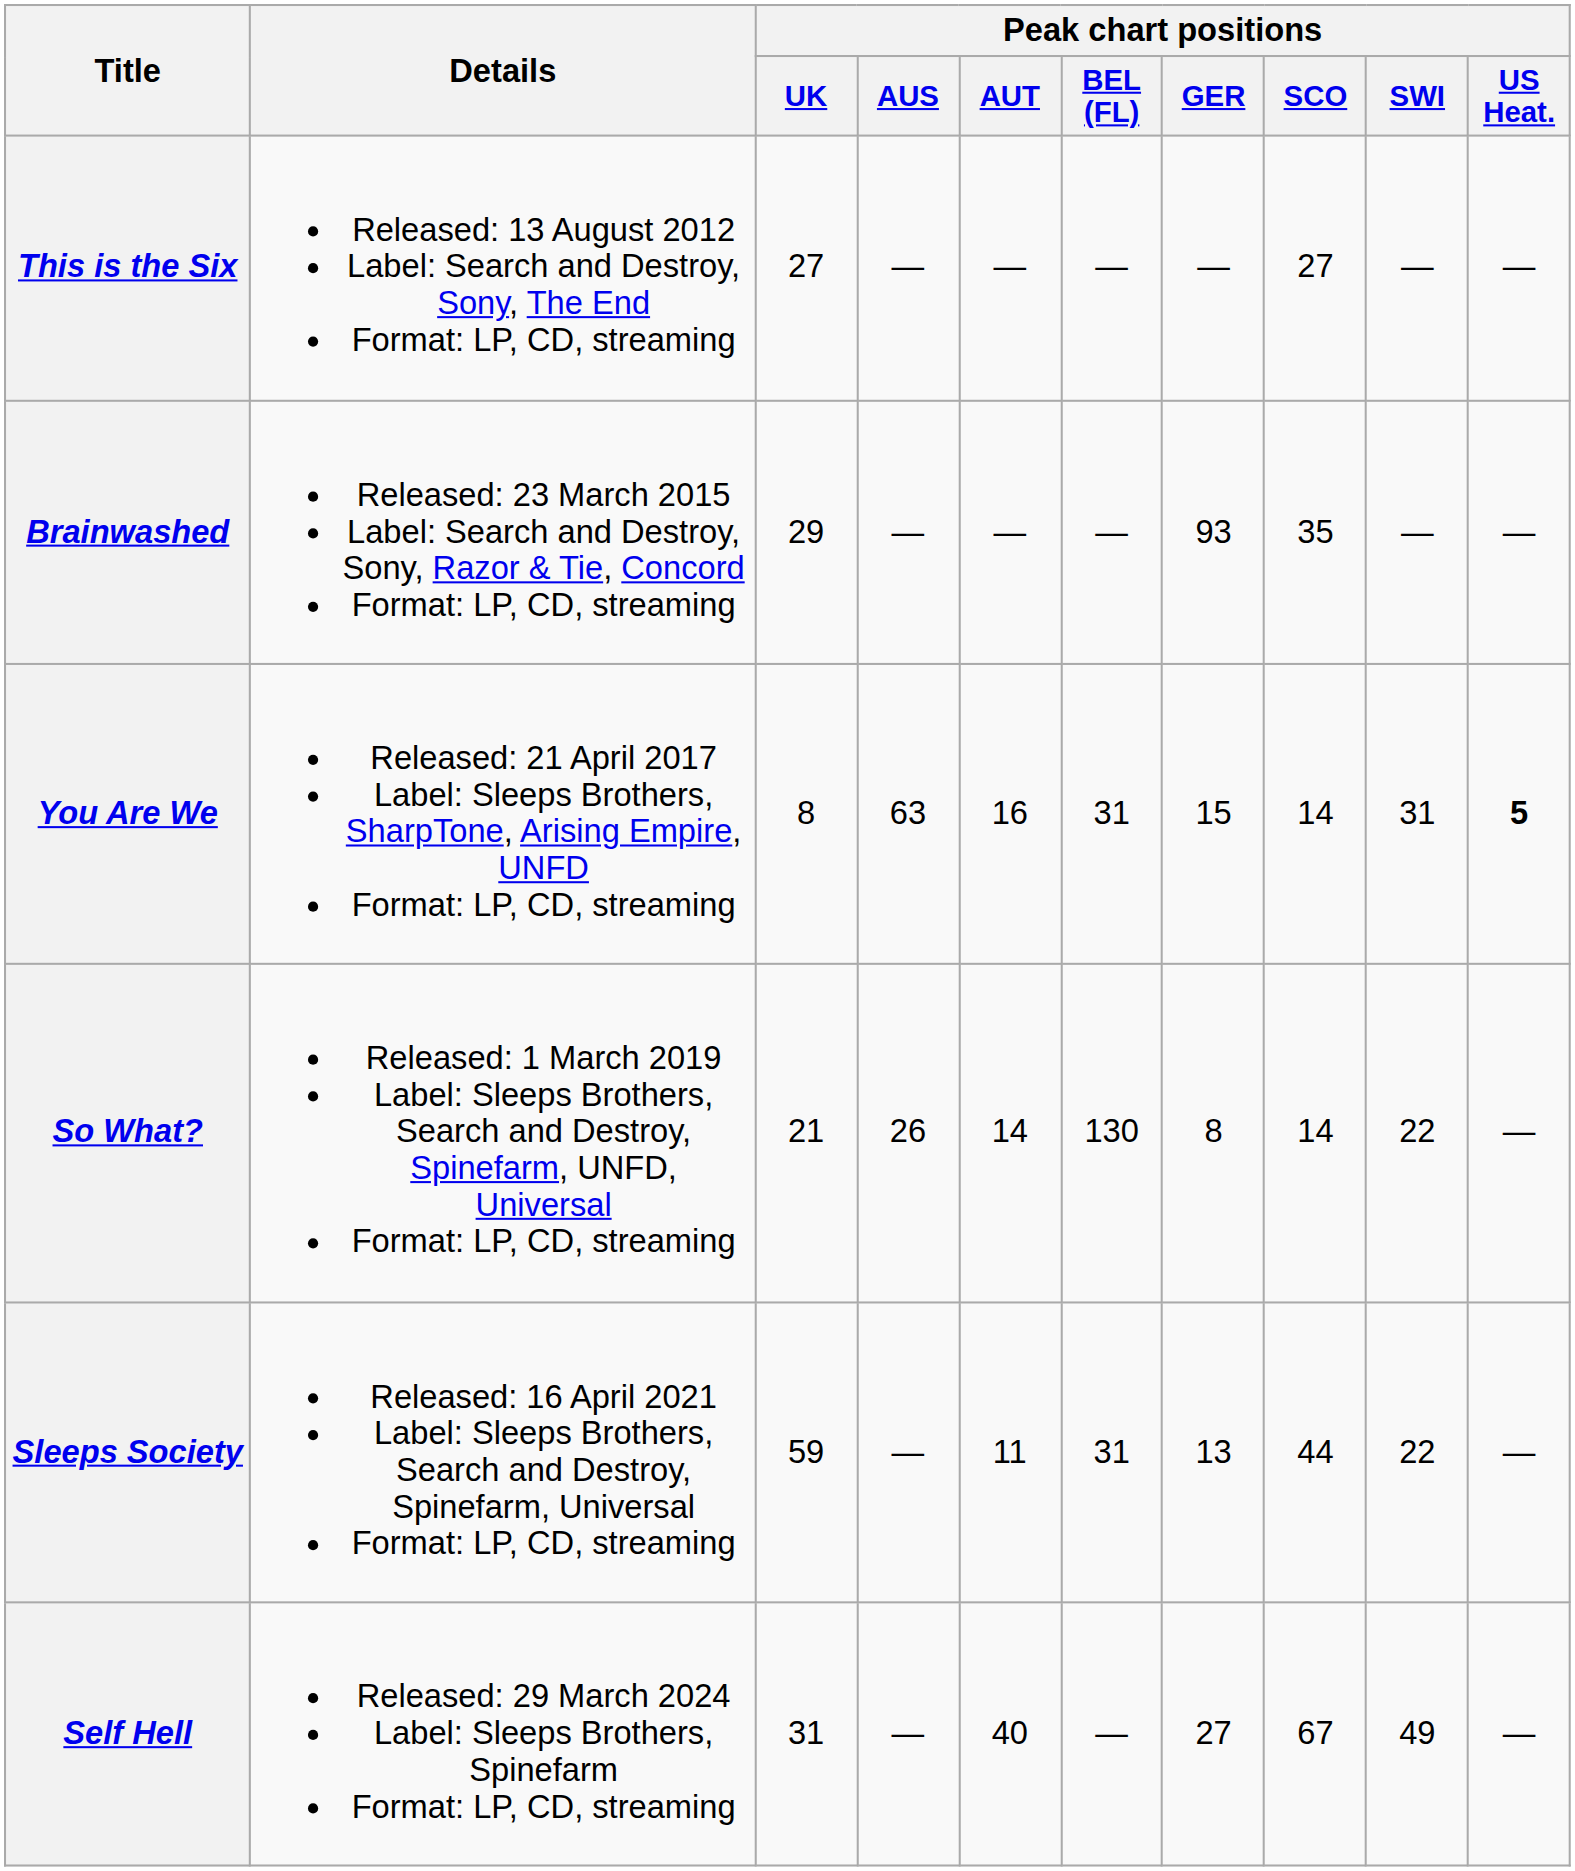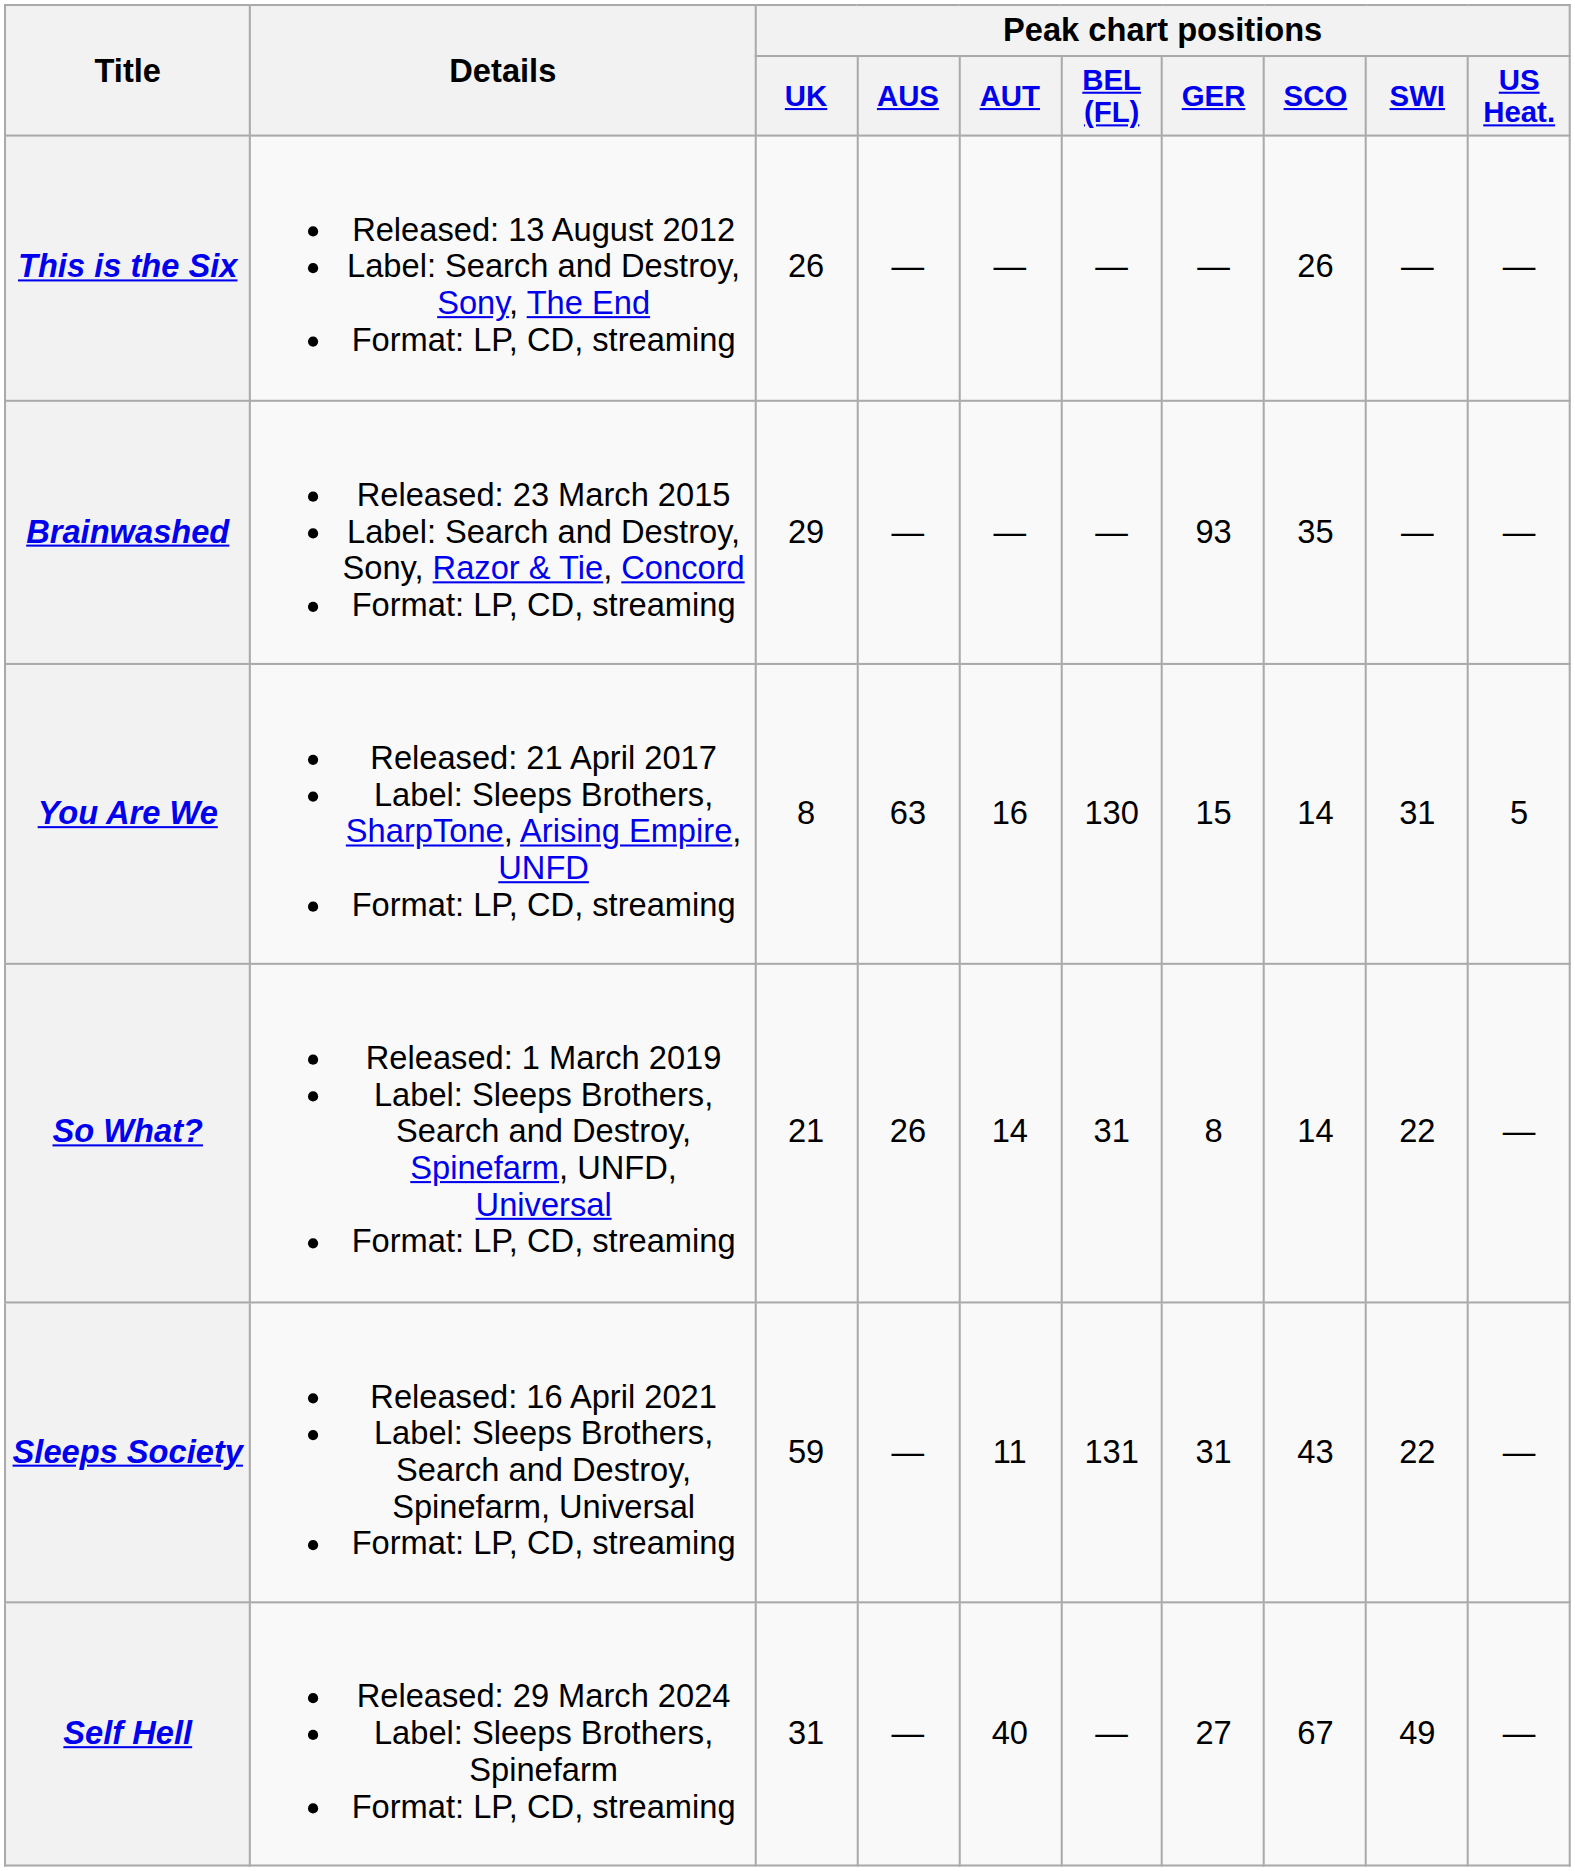(806, 267) 27 -> (806, 267) 26
(1315, 267) 27 -> (1315, 267) 26
(1112, 813) 31 -> (1112, 813) 130
(1519, 813) bold -> (1519, 813) normal
(1112, 1132) 130 -> (1112, 1132) 31
(1112, 1451) 31 -> (1112, 1451) 131
(1214, 1451) 13 -> (1214, 1451) 31
(1315, 1451) 44 -> (1315, 1451) 43
